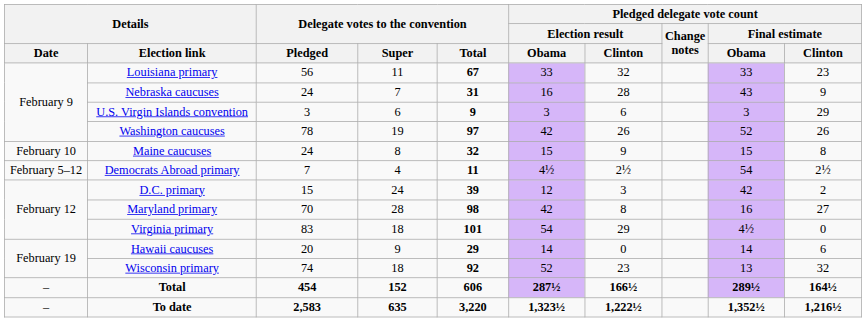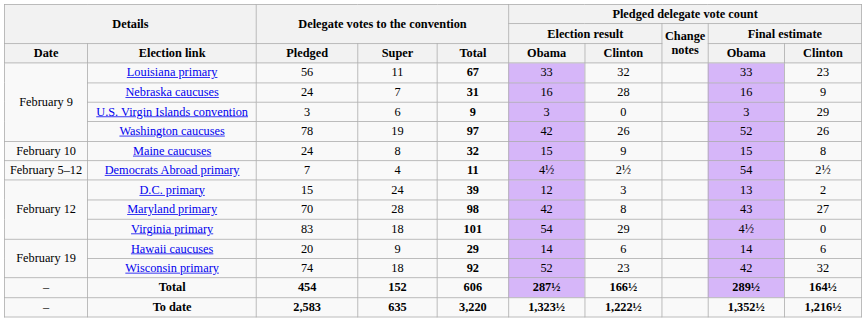(746, 92) 43 -> (746, 92) 16
(623, 111) 6 -> (623, 111) 0
(746, 190) 42 -> (746, 190) 13
(746, 209) 16 -> (746, 209) 43
(623, 248) 0 -> (623, 248) 6
(746, 268) 13 -> (746, 268) 42
